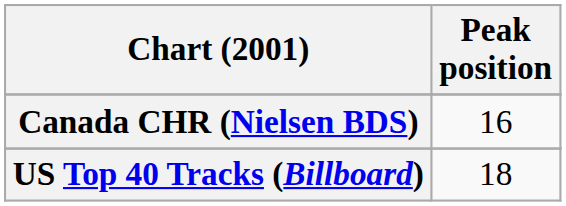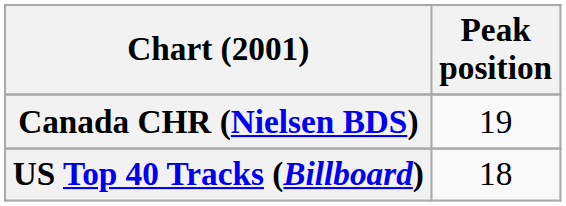(496, 121) 16 -> (496, 121) 19
